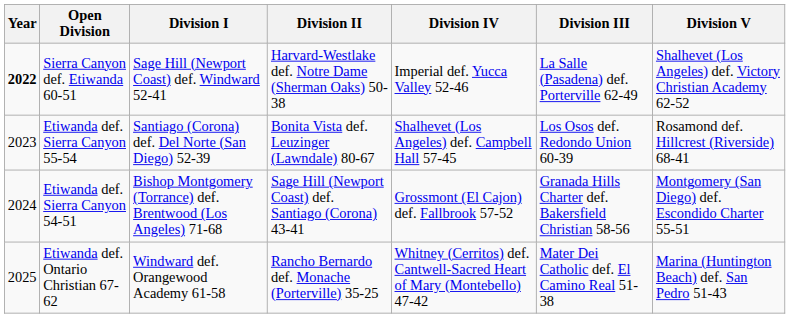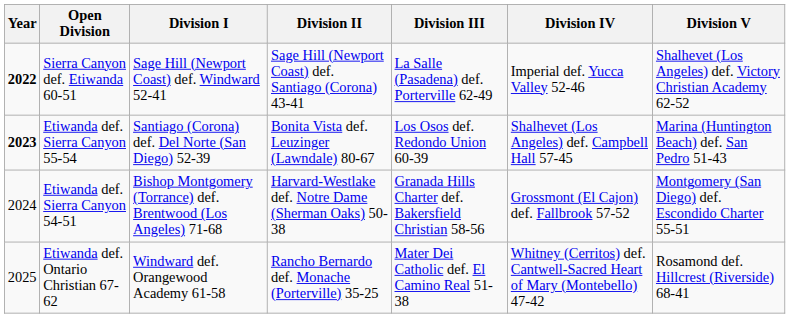columns swapped: (594, 24) <-> (464, 24)
(329, 79) Harvard-Westlake def. Notre Dame (Sherman Oaks) 50-38 -> (327, 79) Sage Hill (Newport Coast) def. Santiago (Corona) 43-41
(22, 142) normal -> (22, 142) bold
(715, 142) Rosamond def. Hillcrest (Riverside) 68-41 -> (714, 142) Marina (Huntington Beach) def. San Pedro 51-43
(327, 205) Sage Hill (Newport Coast) def. Santiago (Corona) 43-41 -> (329, 205) Harvard-Westlake def. Notre Dame (Sherman Oaks) 50-38
(714, 277) Marina (Huntington Beach) def. San Pedro 51-43 -> (715, 277) Rosamond def. Hillcrest (Riverside) 68-41
